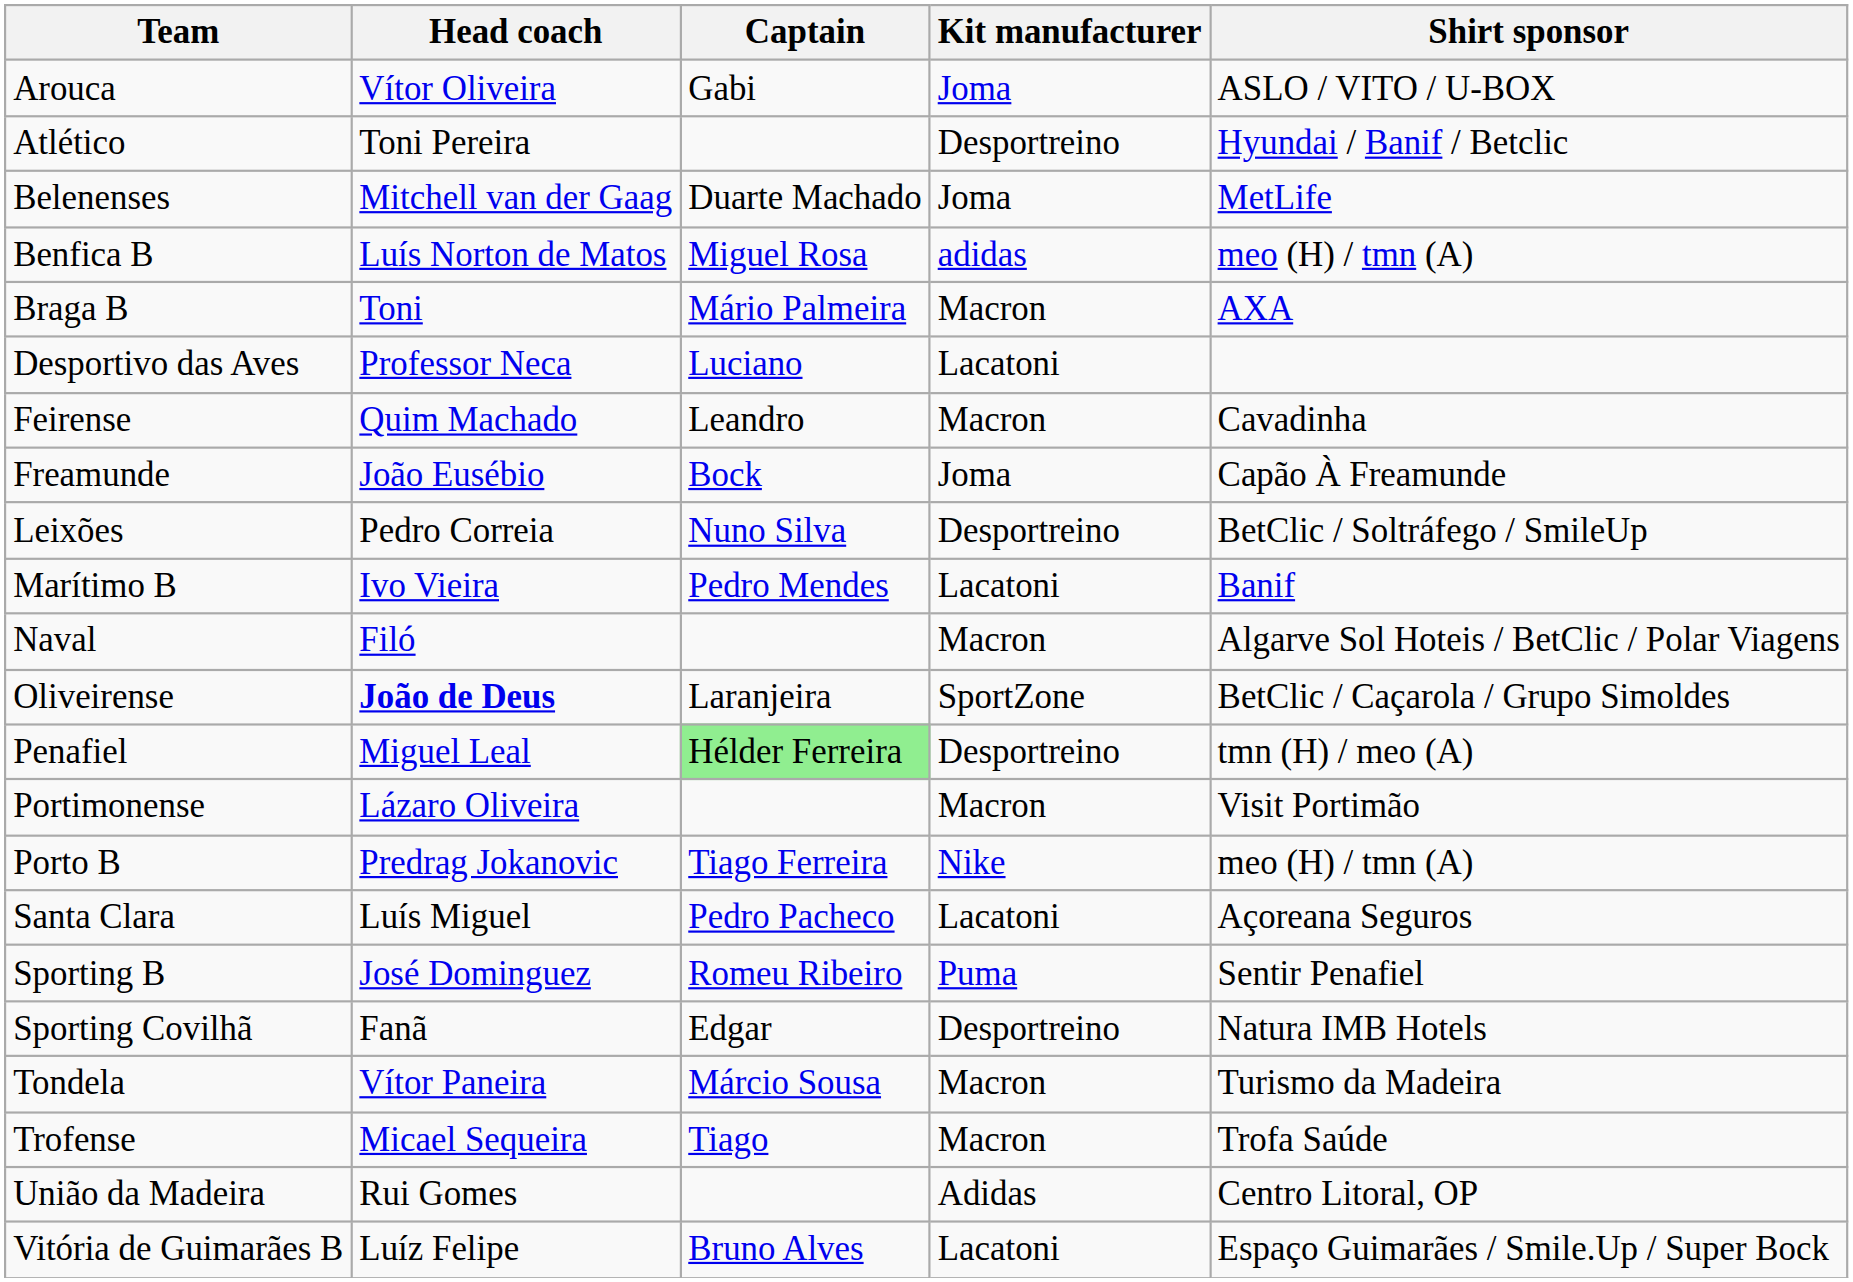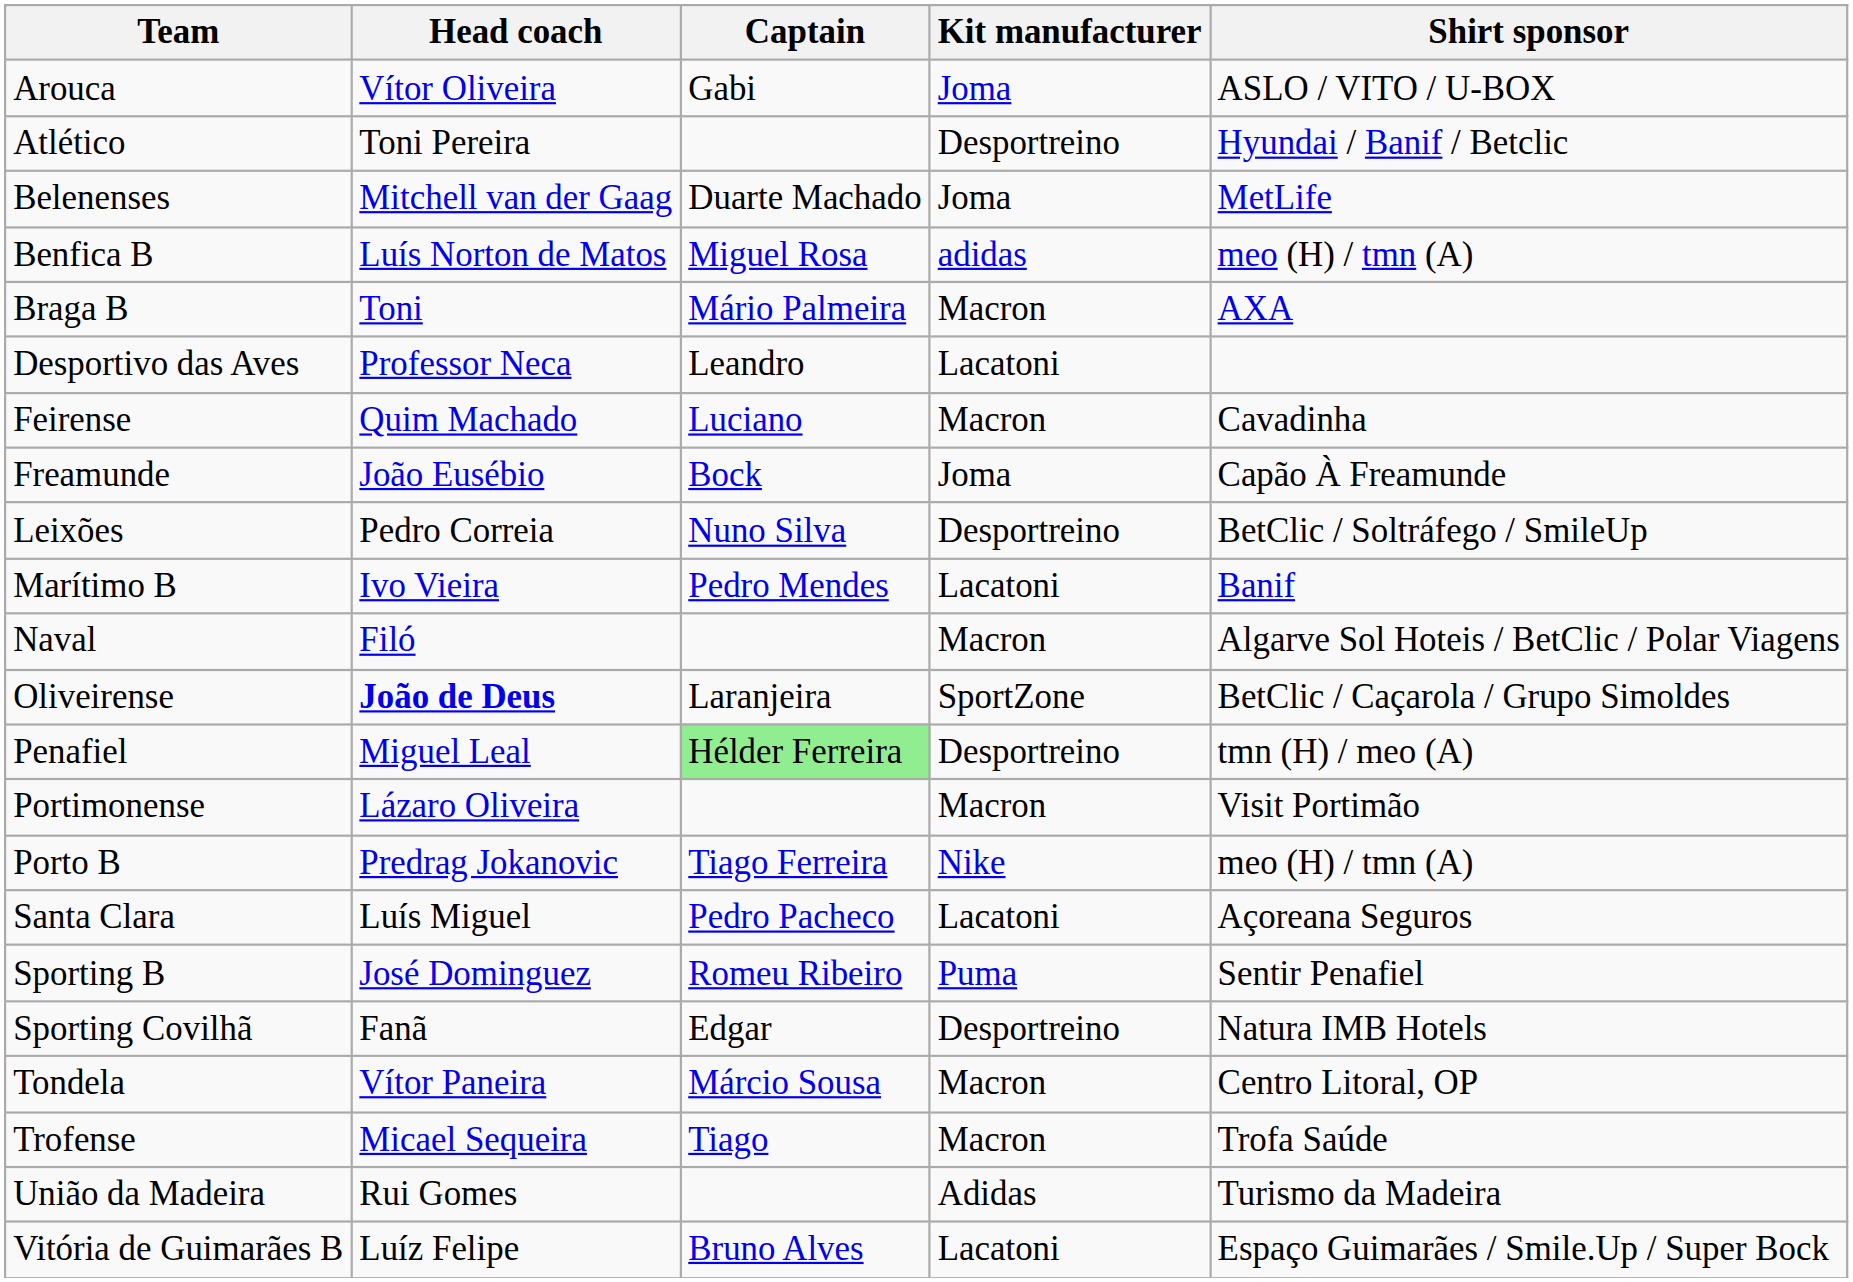(745, 364) Luciano -> (746, 364) Leandro
(746, 419) Leandro -> (745, 419) Luciano
(1359, 1083) Turismo da Madeira -> (1348, 1083) Centro Litoral, OP
(1348, 1193) Centro Litoral, OP -> (1359, 1193) Turismo da Madeira
